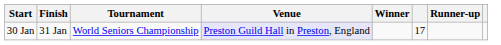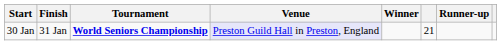(136, 31) normal -> (140, 31) bold
(420, 31) 17 -> (429, 31) 21
